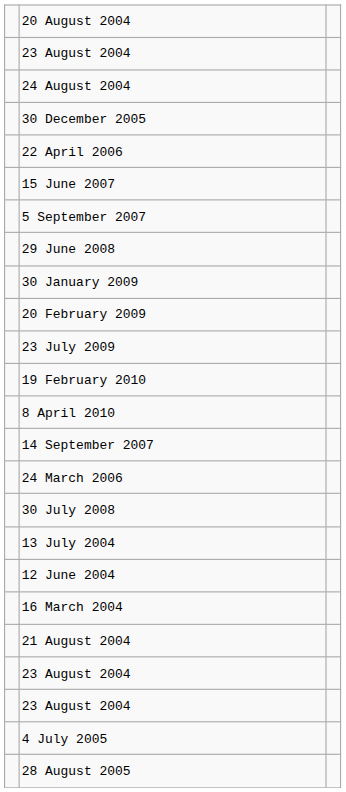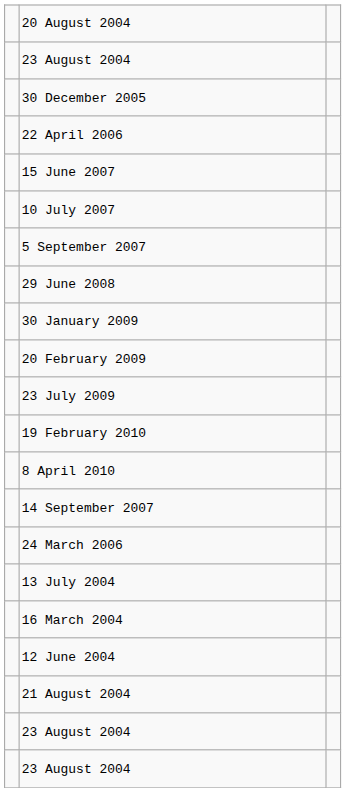- row: (12, 86)
+ row: (12, 210)
- row: (12, 510)
rows swapped: (12, 608) <-> (12, 575)
- row: (12, 738)
- row: (12, 771)
